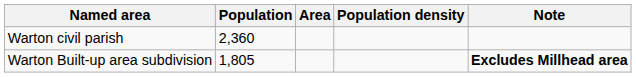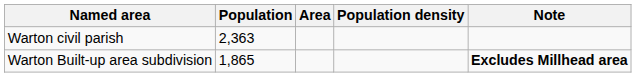(237, 38) 2,360 -> (237, 38) 2,363
(237, 60) 1,805 -> (237, 60) 1,865
